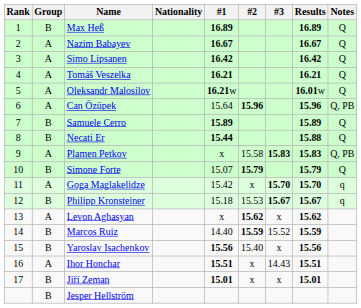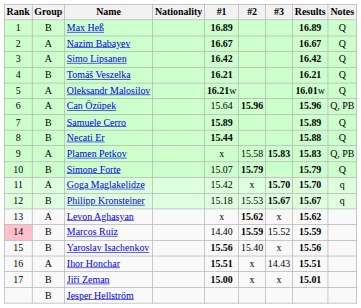(48, 75) A -> (48, 75) B
(18, 232) no background -> (18, 232) pink background
(222, 279) 15.01 -> (222, 279) 15.00
